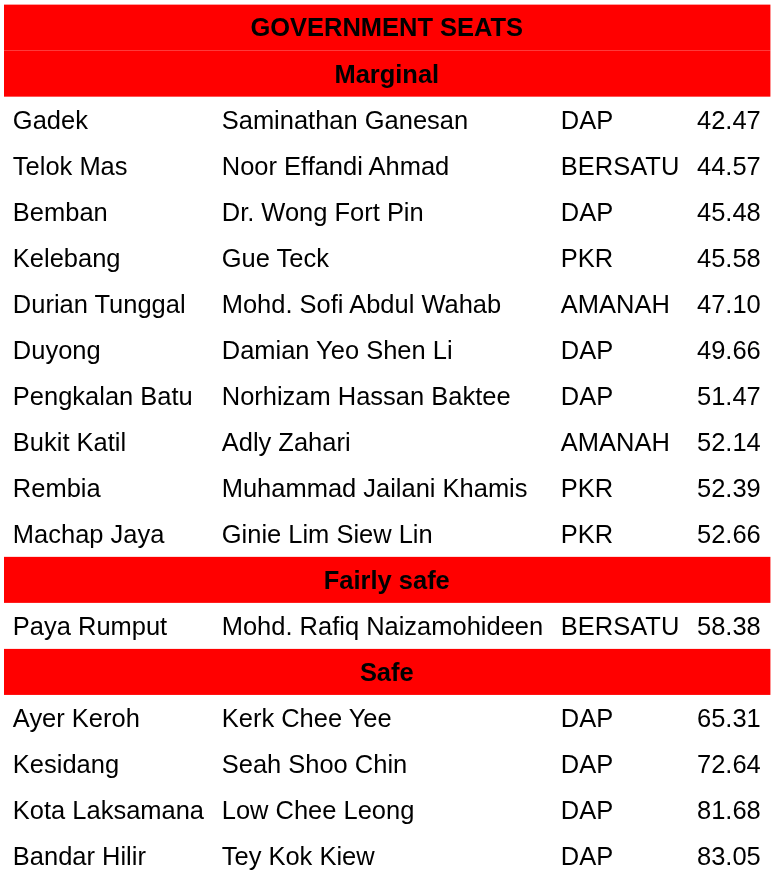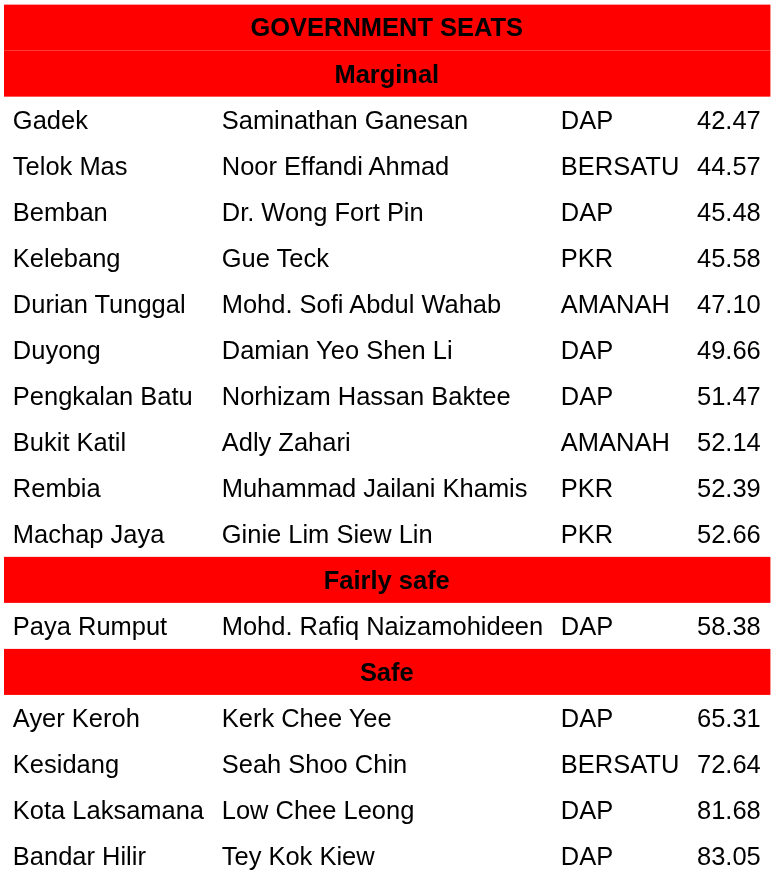(620, 625) BERSATU -> (587, 625) DAP
(587, 764) DAP -> (620, 764) BERSATU
